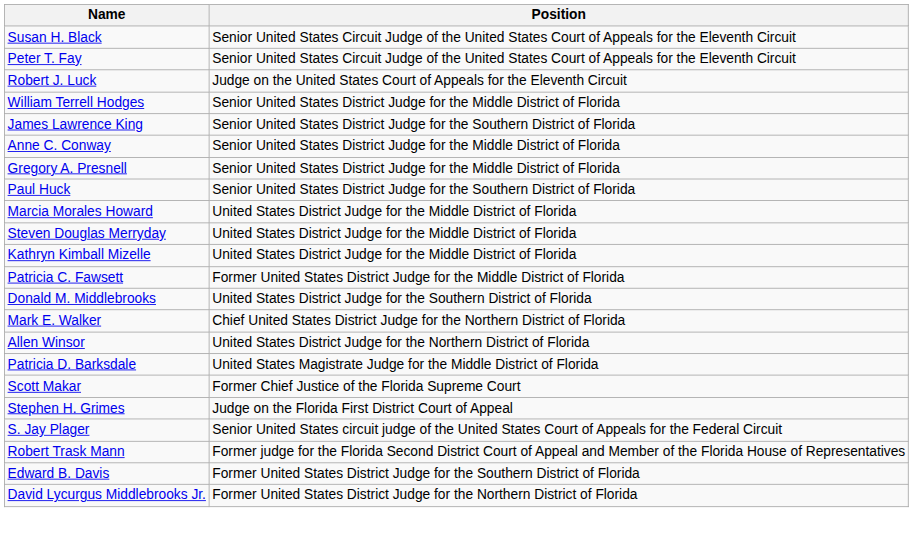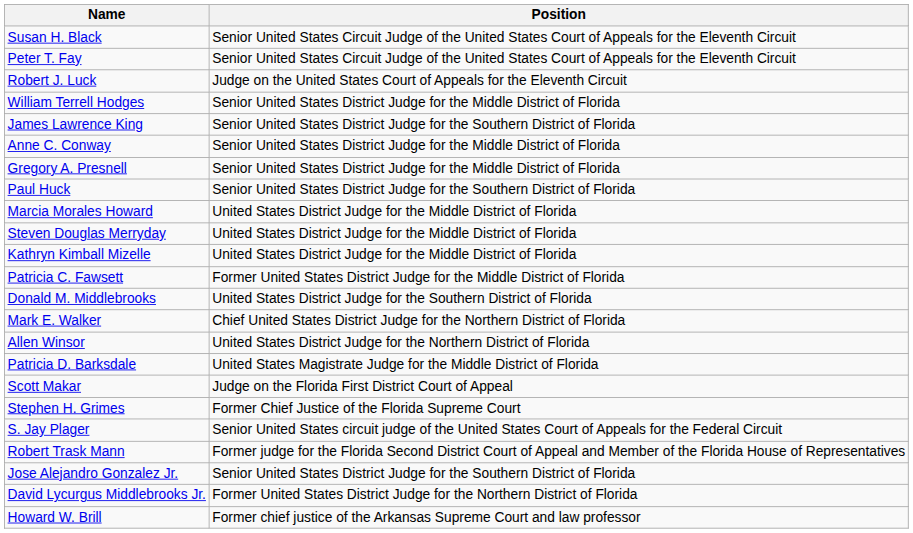(366, 386) Former Chief Justice of the Florida Supreme Court -> (363, 386) Judge on the Florida First District Court of Appeal
(363, 408) Judge on the Florida First District Court of Appeal -> (366, 408) Former Chief Justice of the Florida Supreme Court
+ row: (93, 473)
- row: (58, 473)
+ row: (55, 517)
